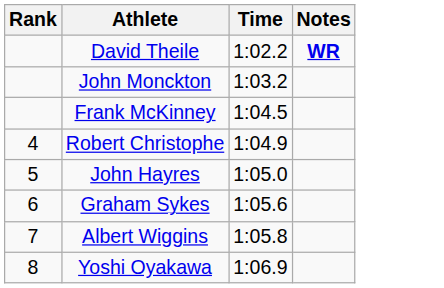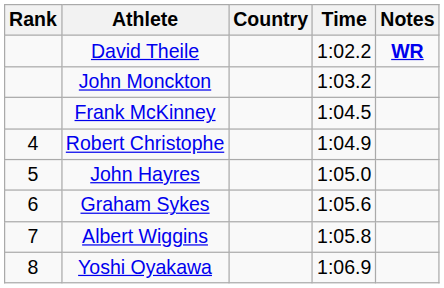+ column: (271, 19)
